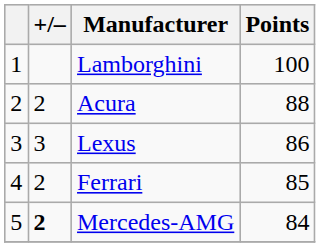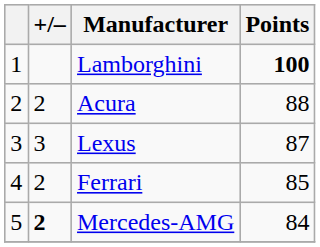(291, 64) normal -> (291, 64) bold
(297, 143) 86 -> (297, 143) 87
